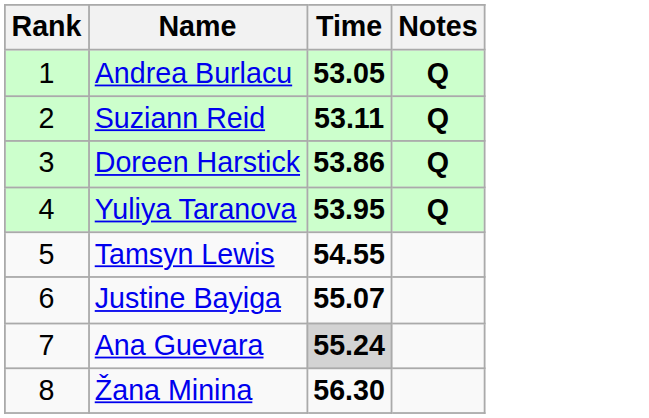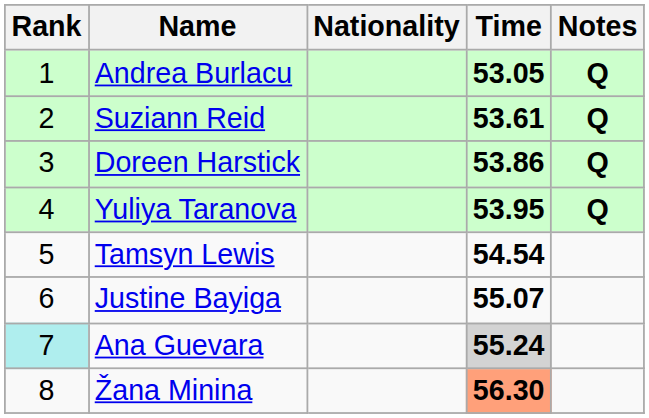+ column: (386, 27)
(349, 118) 53.11 -> (509, 118) 53.61
(349, 254) 54.55 -> (509, 254) 54.54
(47, 345) no background -> (47, 345) paleturquoise background
(349, 390) no background -> (509, 390) lightsalmon background
